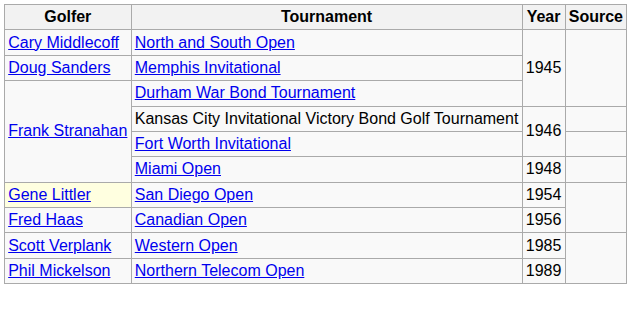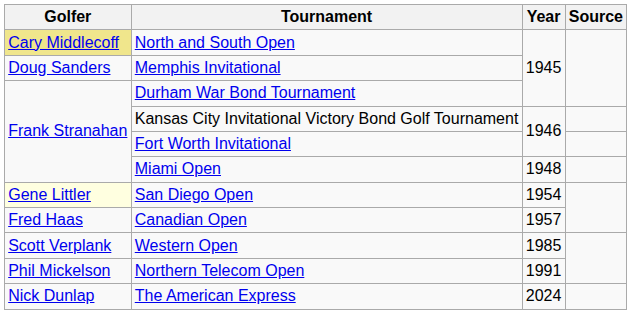(64, 42) no background -> (64, 42) khaki background
(544, 220) 1956 -> (544, 220) 1957
(544, 270) 1989 -> (544, 270) 1991
+ row: (215, 296)
